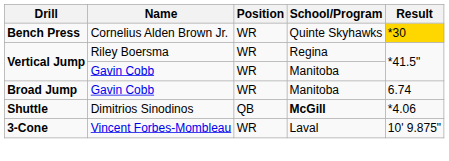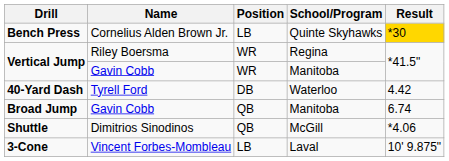(247, 33) WR -> (244, 33) LB
+ row: (45, 90)
(247, 90) WR -> (245, 109) QB
(308, 109) bold -> (306, 128) normal
(247, 128) WR -> (244, 147) LB
